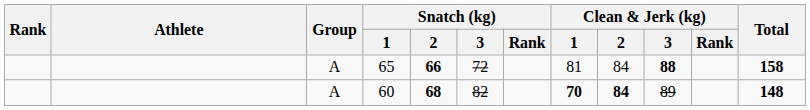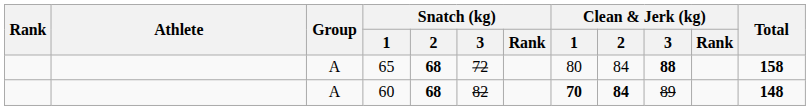(433, 67) 66 -> (433, 67) 68
(574, 67) 81 -> (574, 67) 80
